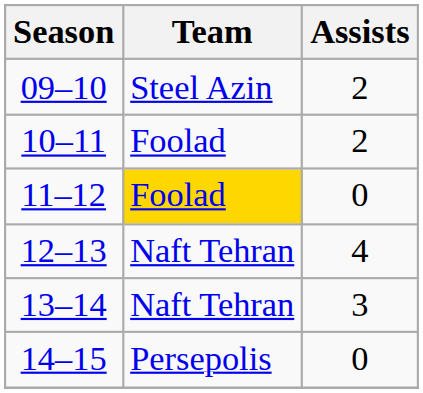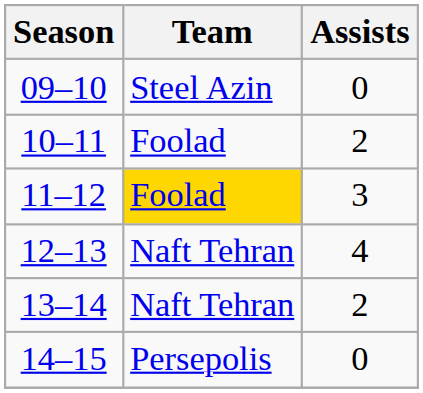(360, 86) 2 -> (360, 86) 0
(360, 195) 0 -> (360, 195) 3
(360, 304) 3 -> (360, 304) 2
